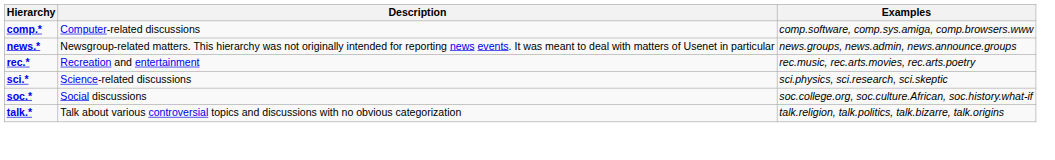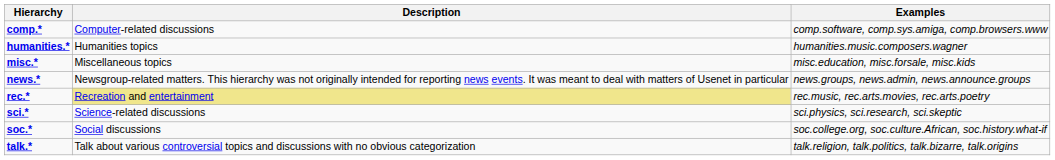+ row: (38, 46)
+ row: (22, 63)
(130, 63) no background -> (144, 96) khaki background
